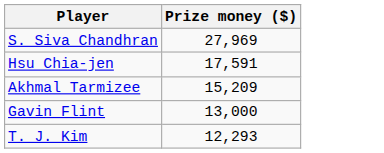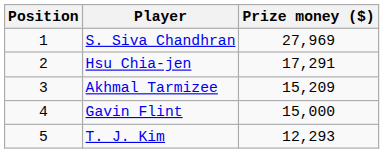+ column: (43, 17)
(231, 64) 17,591 -> (309, 64) 17,291
(231, 112) 13,000 -> (309, 112) 15,000
